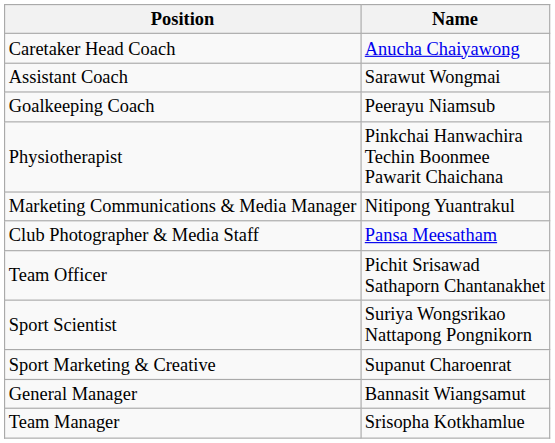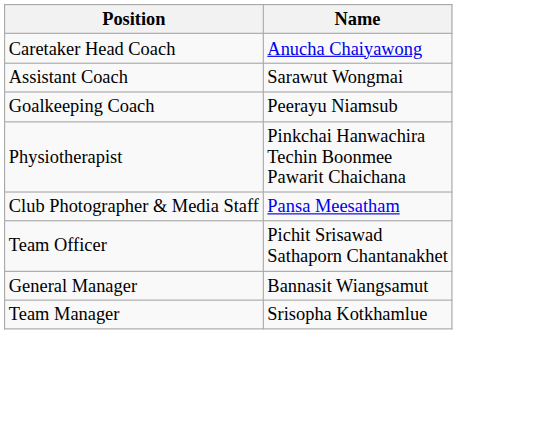- row: (183, 206)
- row: (63, 324)
- row: (112, 364)
